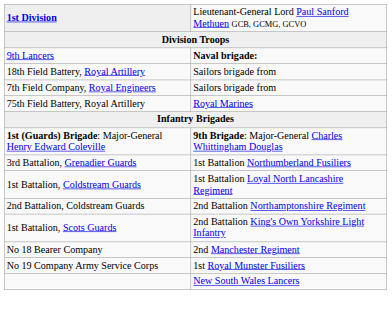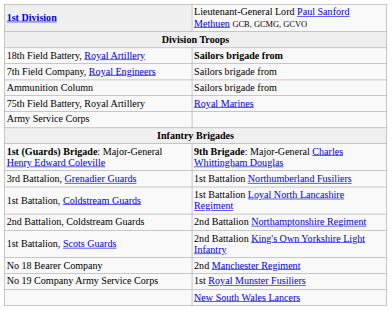- row: (30, 55)
(235, 71) normal -> (238, 55) bold
+ row: (50, 87)
+ row: (48, 119)
